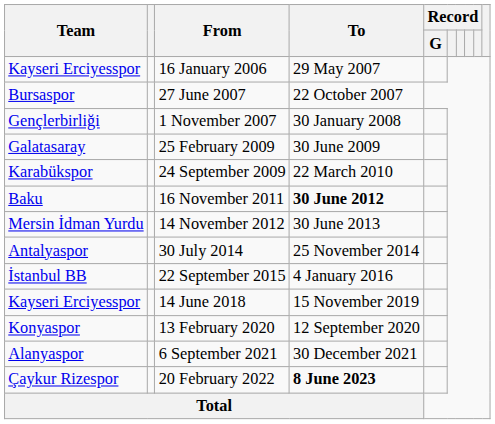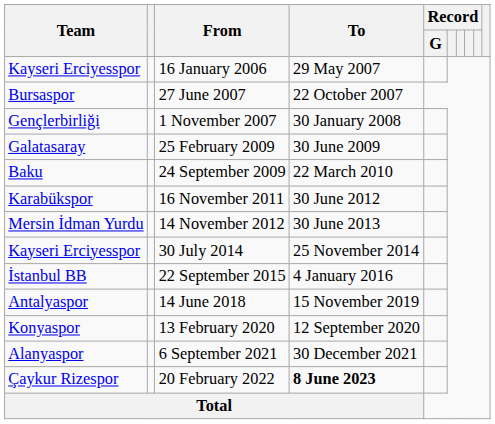(50, 172) Karabükspor -> (25, 172) Baku
(25, 198) Baku -> (50, 198) Karabükspor
(338, 198) bold -> (337, 198) normal
(48, 250) Antalyaspor -> (74, 250) Kayseri Erciyesspor
(74, 302) Kayseri Erciyesspor -> (48, 302) Antalyaspor
